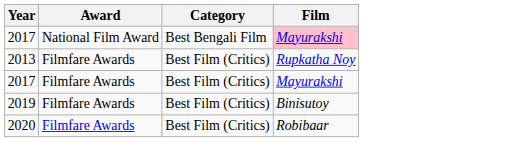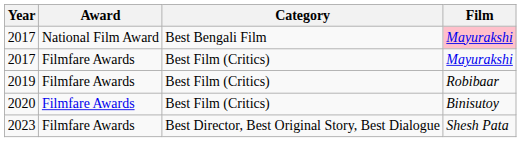- row: (22, 59)
(302, 103) Binisutoy -> (473, 81) Robibaar
(302, 125) Robibaar -> (473, 103) Binisutoy
+ row: (22, 125)
